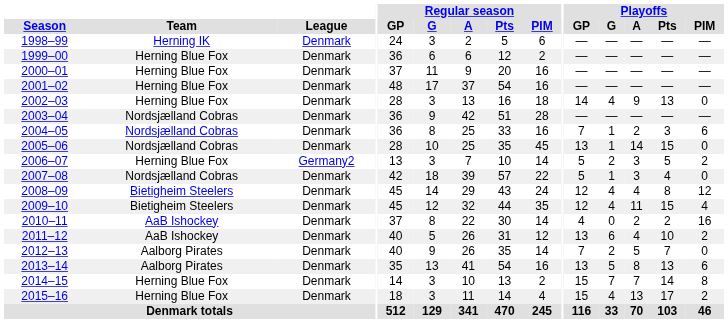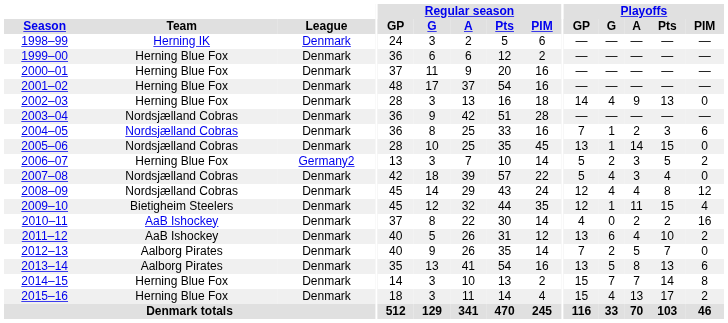(612, 176) 1 -> (612, 176) 4
(182, 191) Bietigheim Steelers -> (182, 191) Nordsjælland Cobras
(612, 206) 4 -> (612, 206) 1
